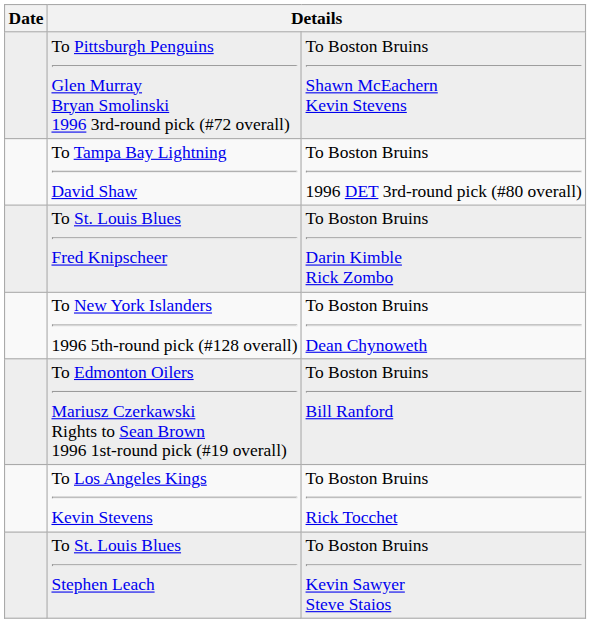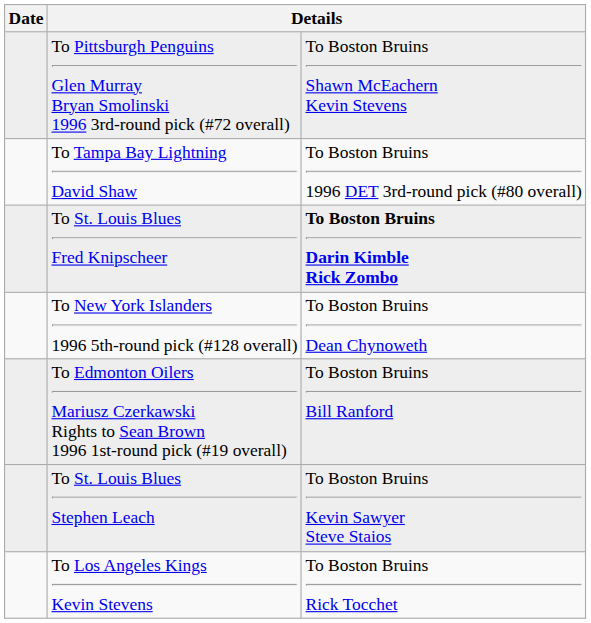(444, 248) normal -> (444, 248) bold
rows swapped: (174, 498) <-> (174, 565)
